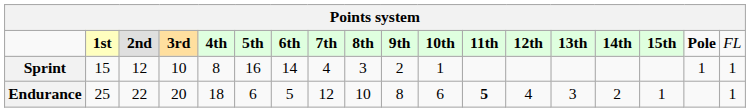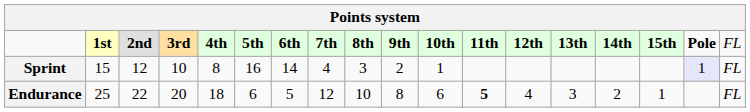(702, 69) no background -> (702, 69) lavender background
(732, 69) 1 -> (732, 69) FL
(732, 94) 1 -> (732, 94) FL
